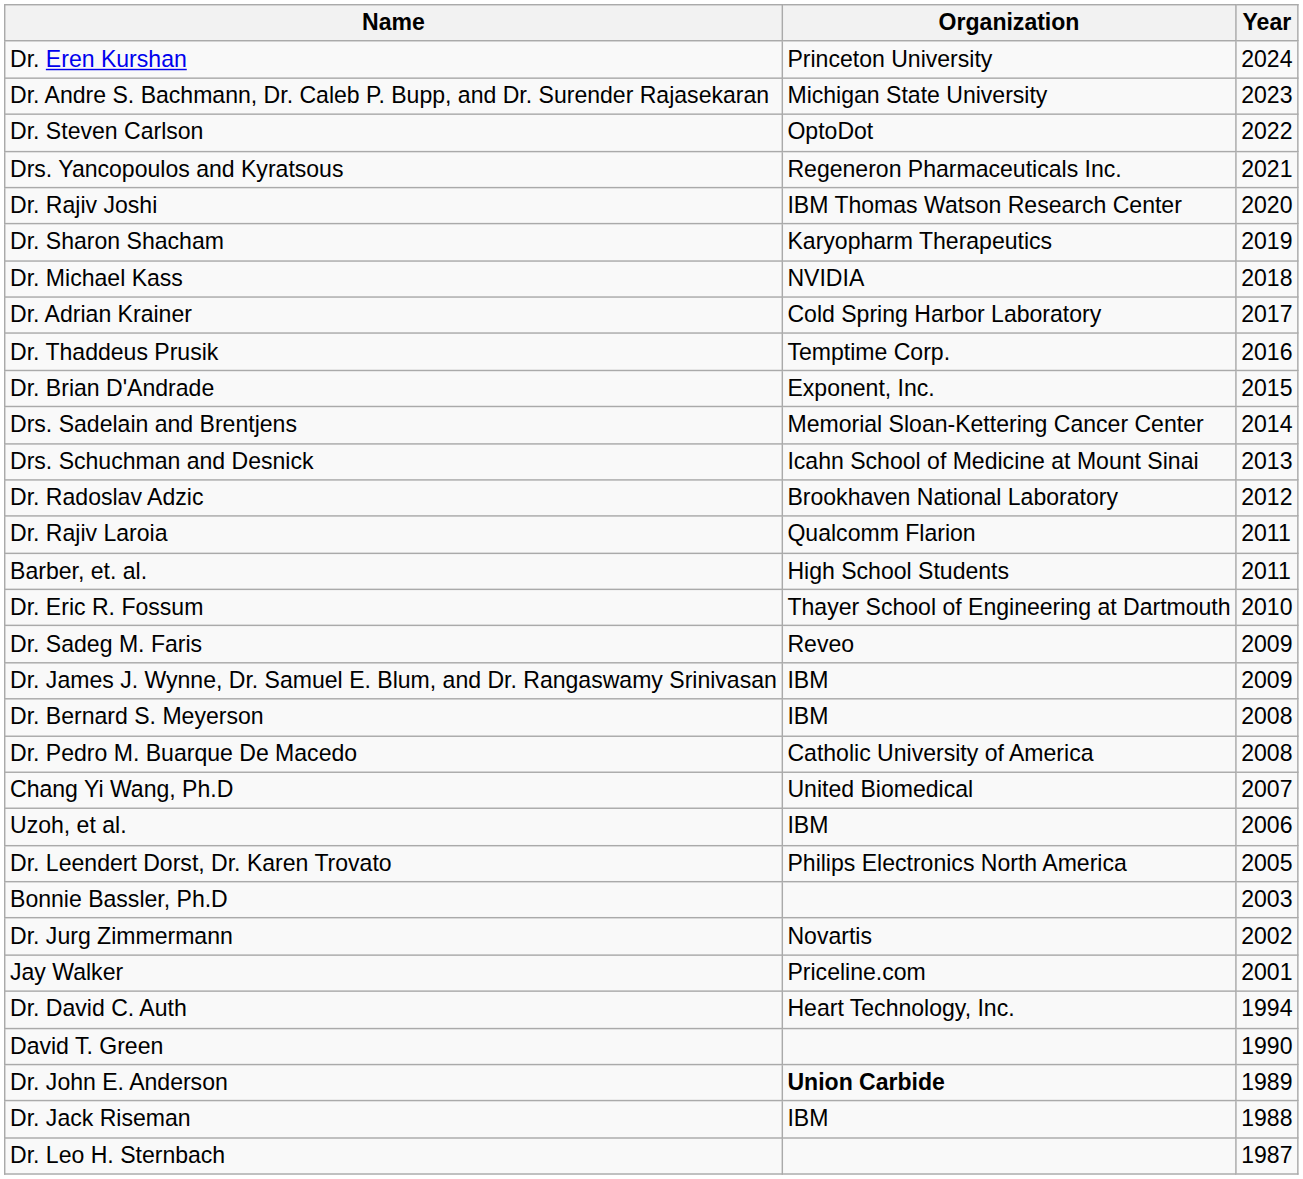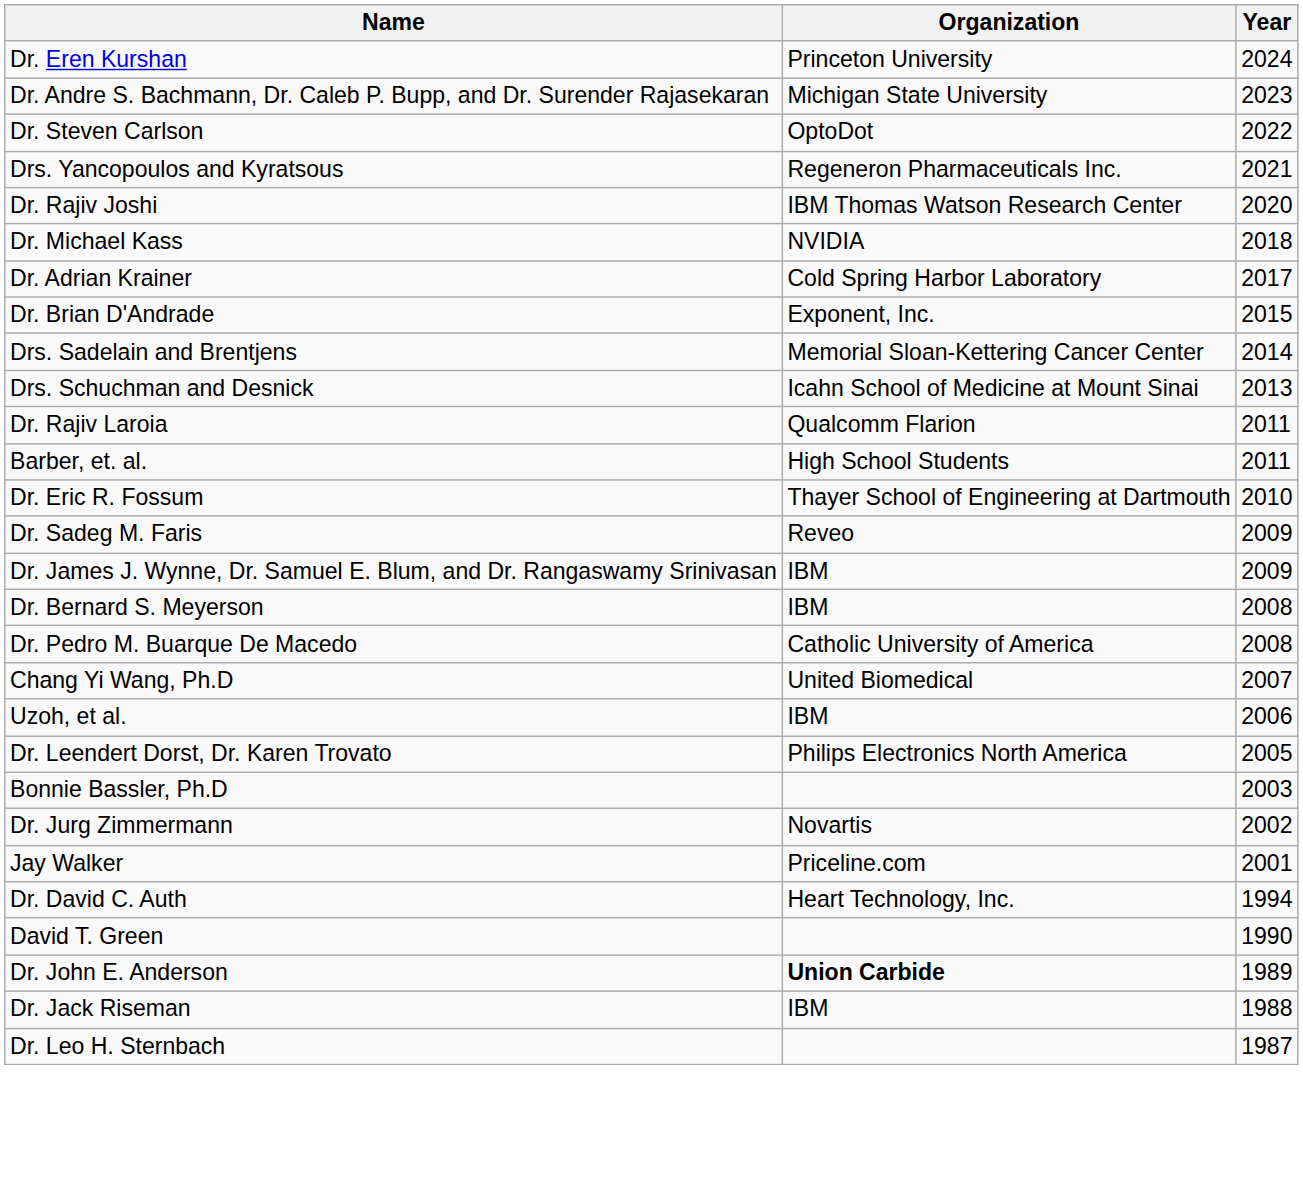- row: (117, 242)
- row: (114, 351)
- row: (107, 497)
